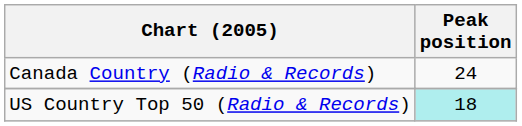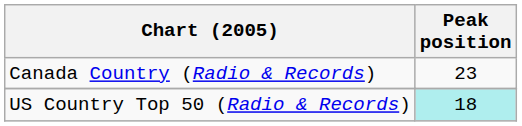(466, 74) 24 -> (466, 74) 23
